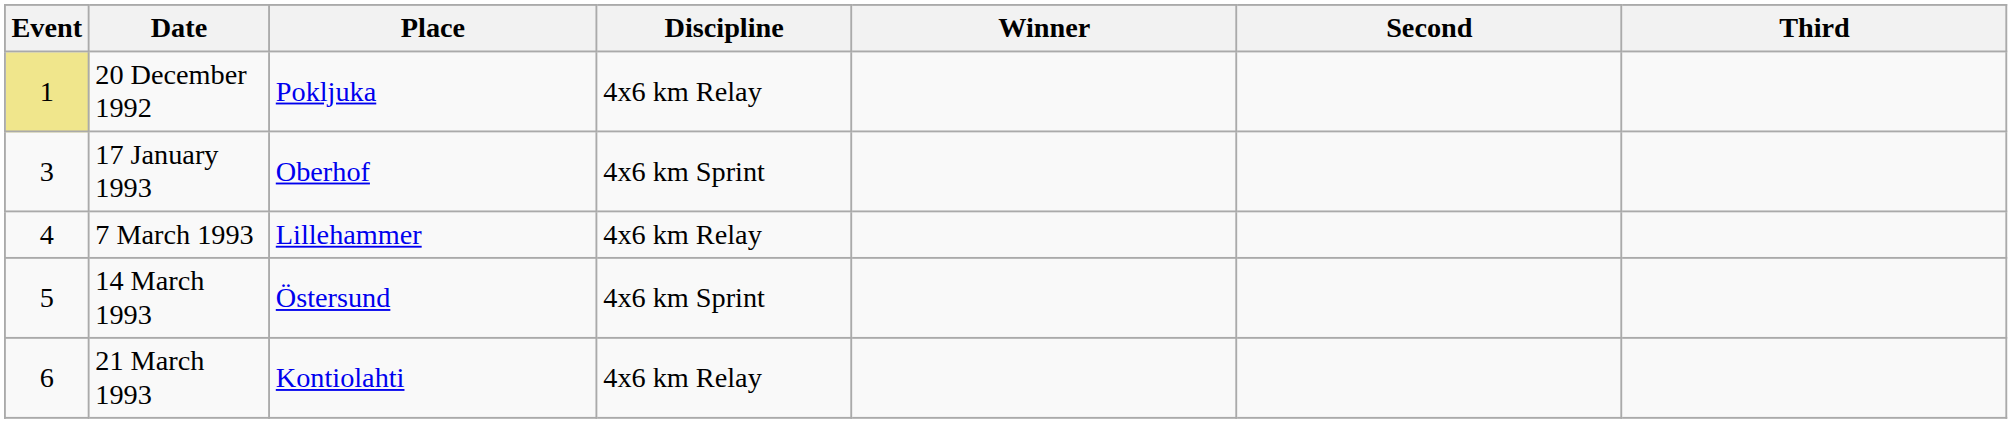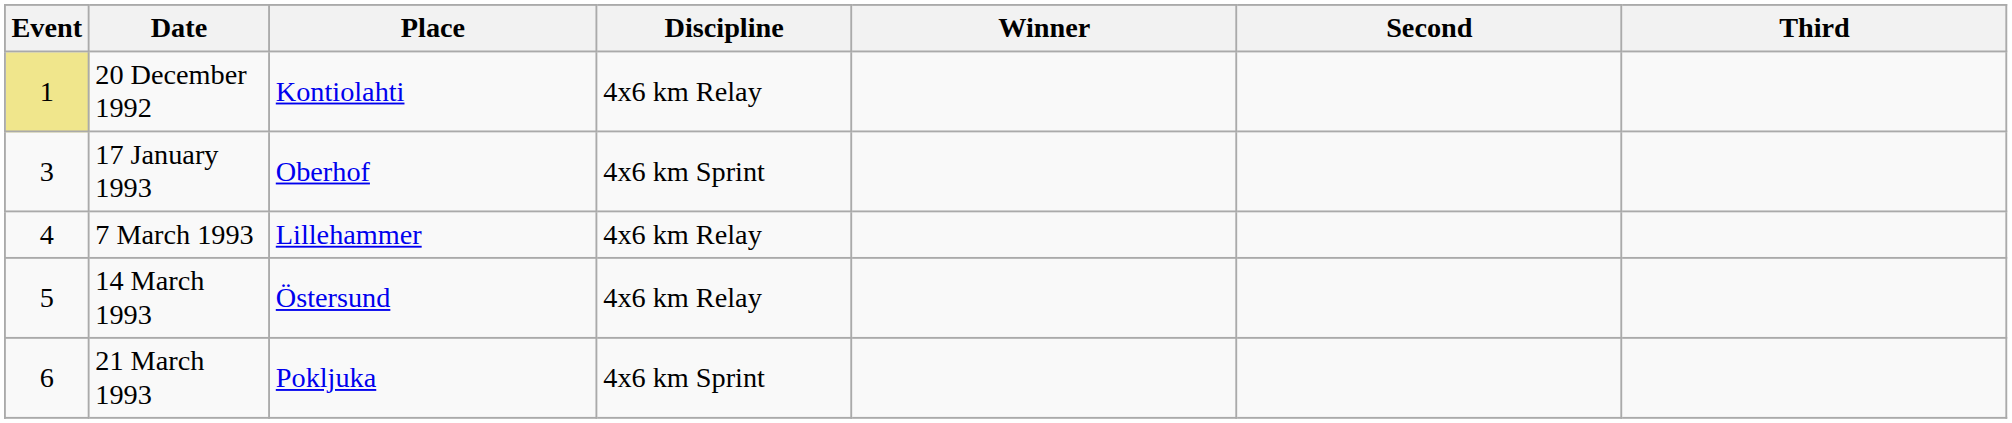(326, 91) Pokljuka -> (340, 91) Kontiolahti
(684, 298) 4x6 km Sprint -> (683, 298) 4x6 km Relay
(340, 378) Kontiolahti -> (326, 378) Pokljuka
(683, 378) 4x6 km Relay -> (684, 378) 4x6 km Sprint
